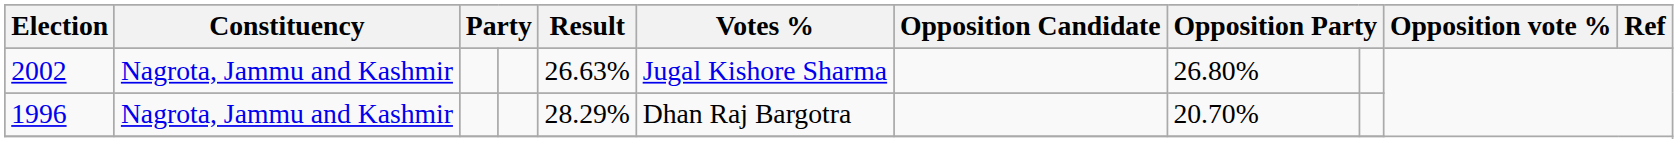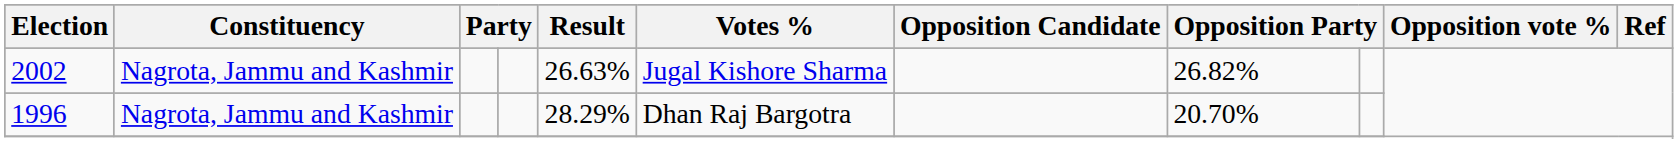(1216, 70) 26.80% -> (1216, 70) 26.82%
